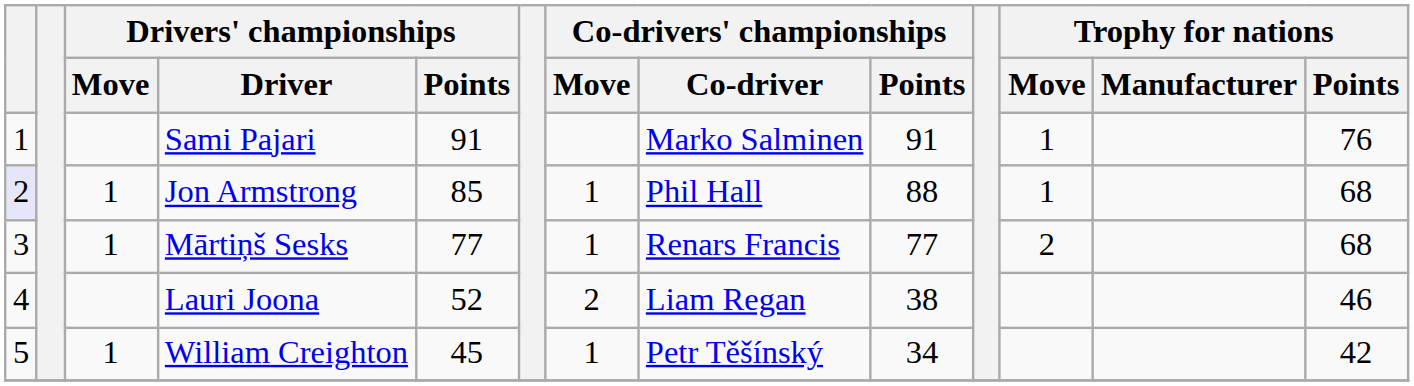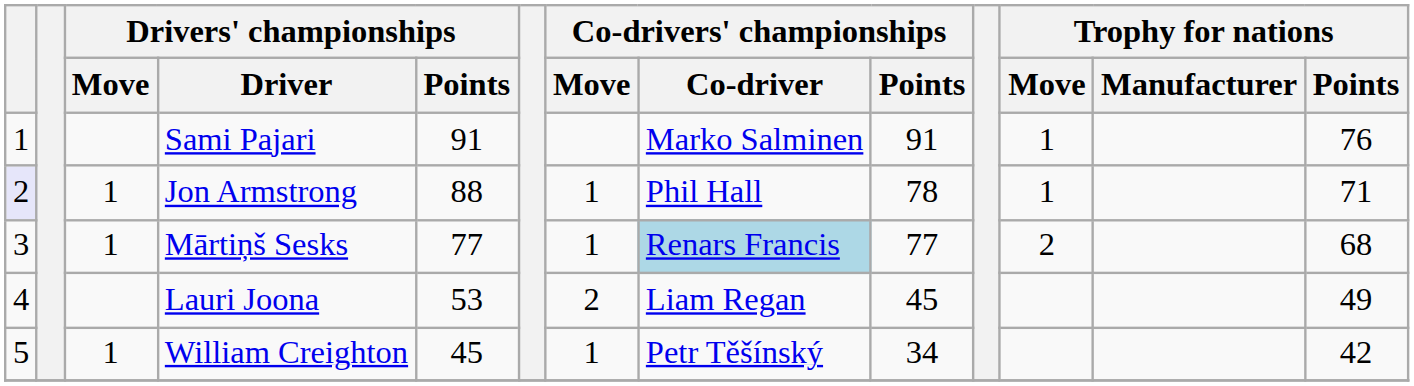(467, 191) 85 -> (467, 191) 88
(922, 191) 88 -> (922, 191) 78
(1356, 191) 68 -> (1356, 191) 71
(743, 245) no background -> (743, 245) lightblue background
(467, 299) 52 -> (467, 299) 53
(922, 299) 38 -> (922, 299) 45
(1356, 299) 46 -> (1356, 299) 49
